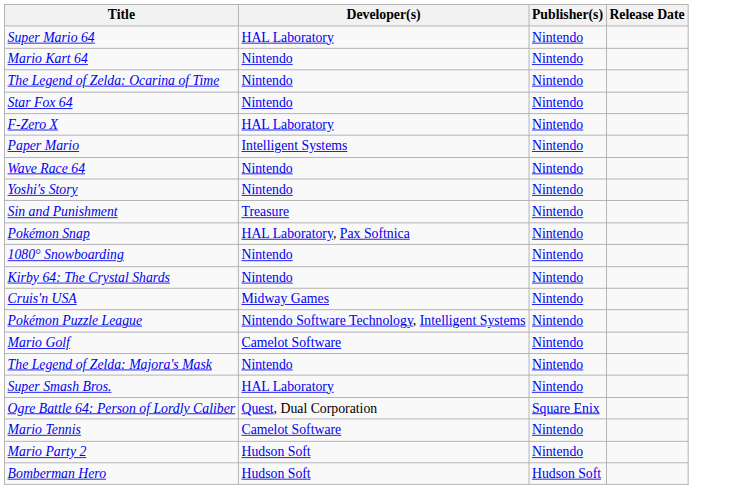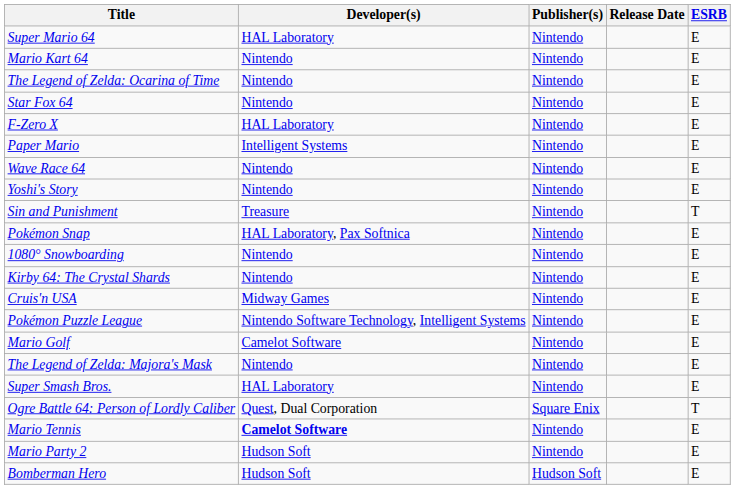+ column: (709, 15)
(291, 430) normal -> (294, 430) bold
